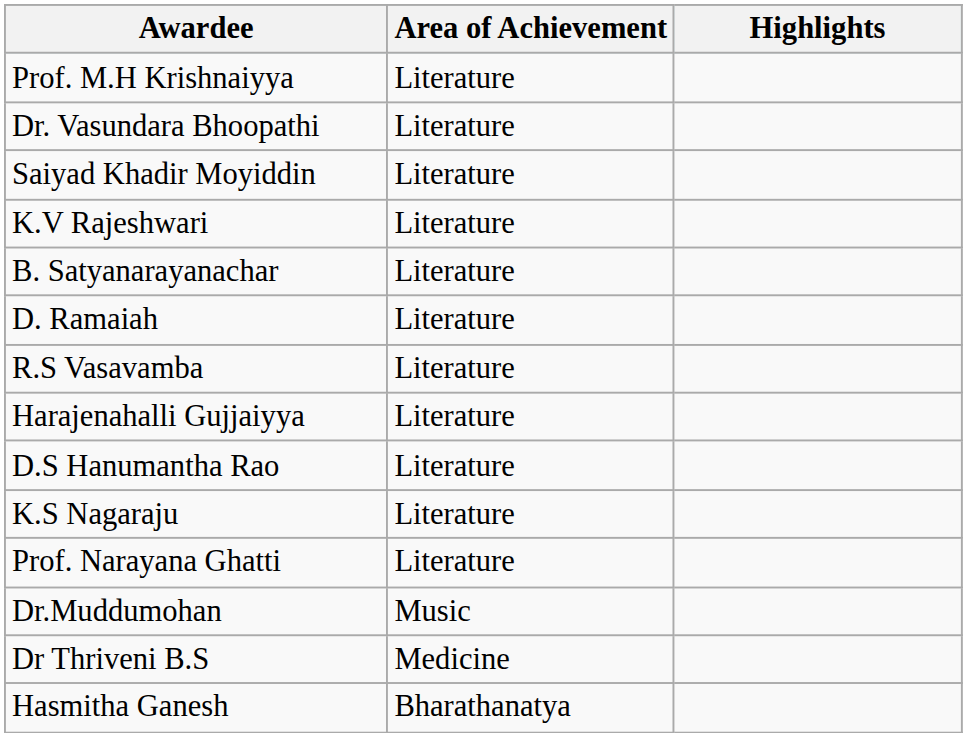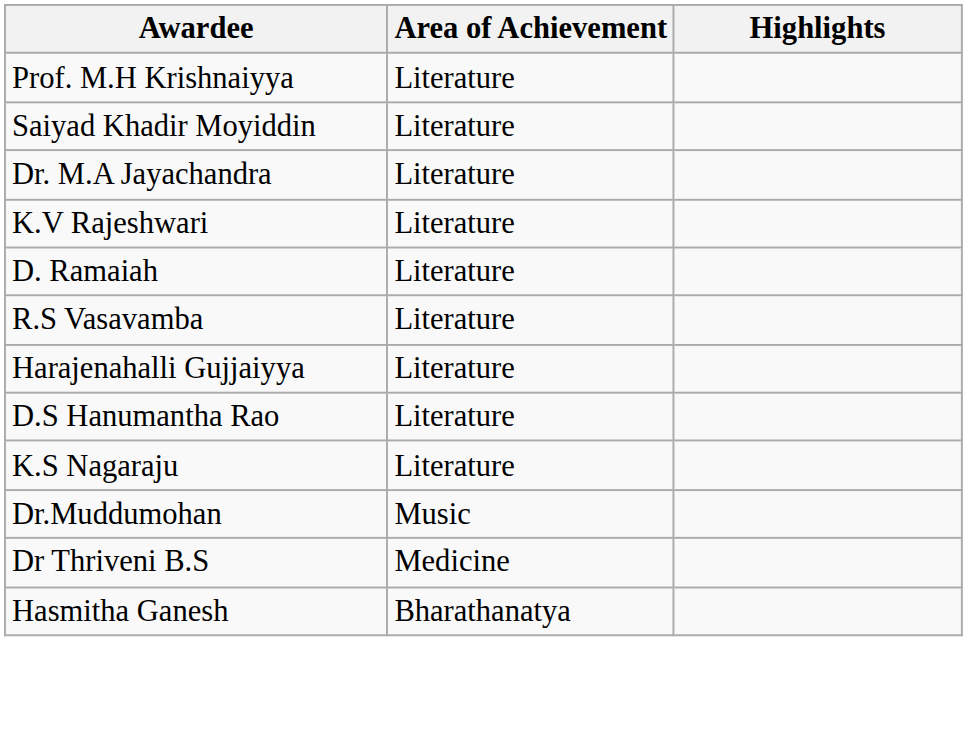- row: (166, 125)
+ row: (142, 174)
- row: (145, 271)
- row: (147, 561)
